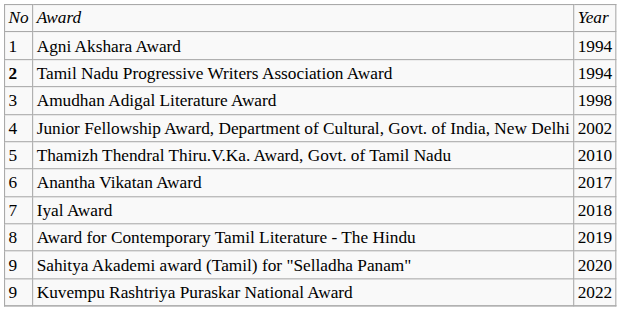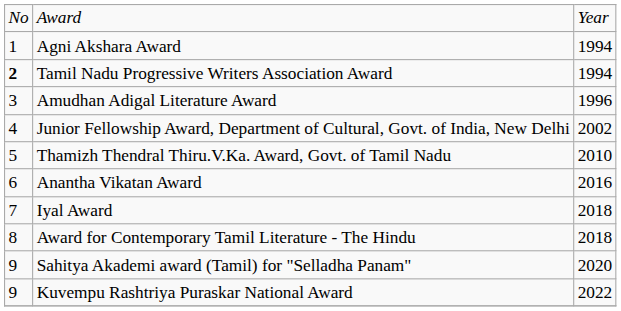(595, 100) 1998 -> (595, 100) 1996
(595, 182) 2017 -> (595, 182) 2016
(595, 237) 2019 -> (595, 237) 2018
